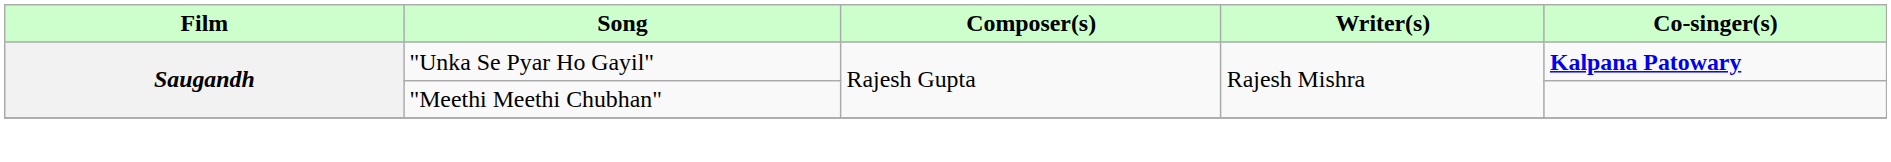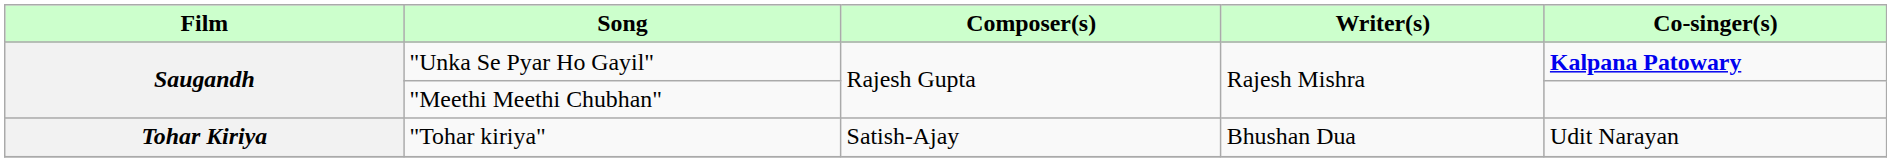+ row: (478, 136)
